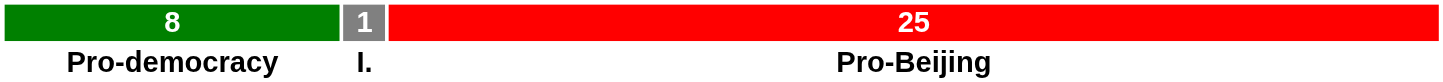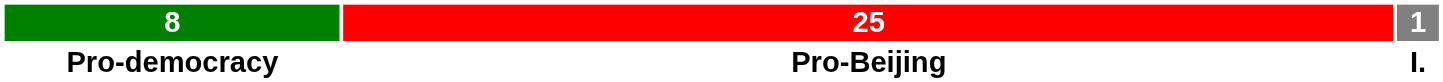columns swapped: (365, 22) <-> (914, 22)
